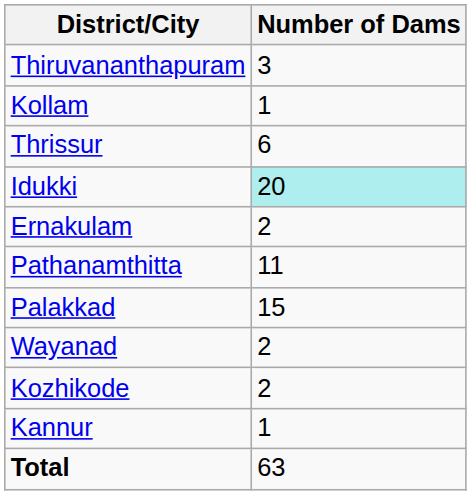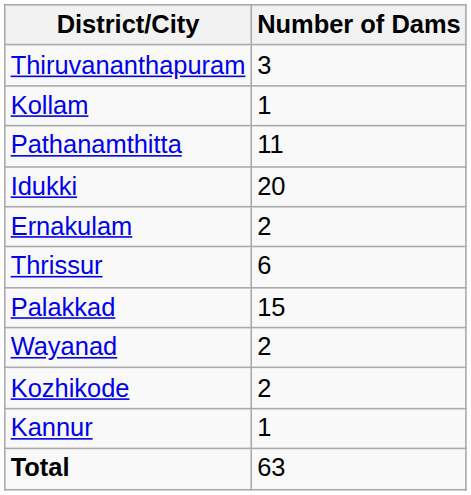rows swapped: (96, 266) <-> (57, 145)
(271, 186) paleturquoise background -> (271, 186) no background
